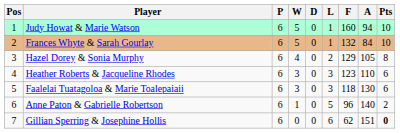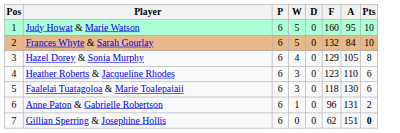- column: (330, 12)
(367, 27) 94 -> (351, 27) 95
(367, 105) 140 -> (351, 105) 131
